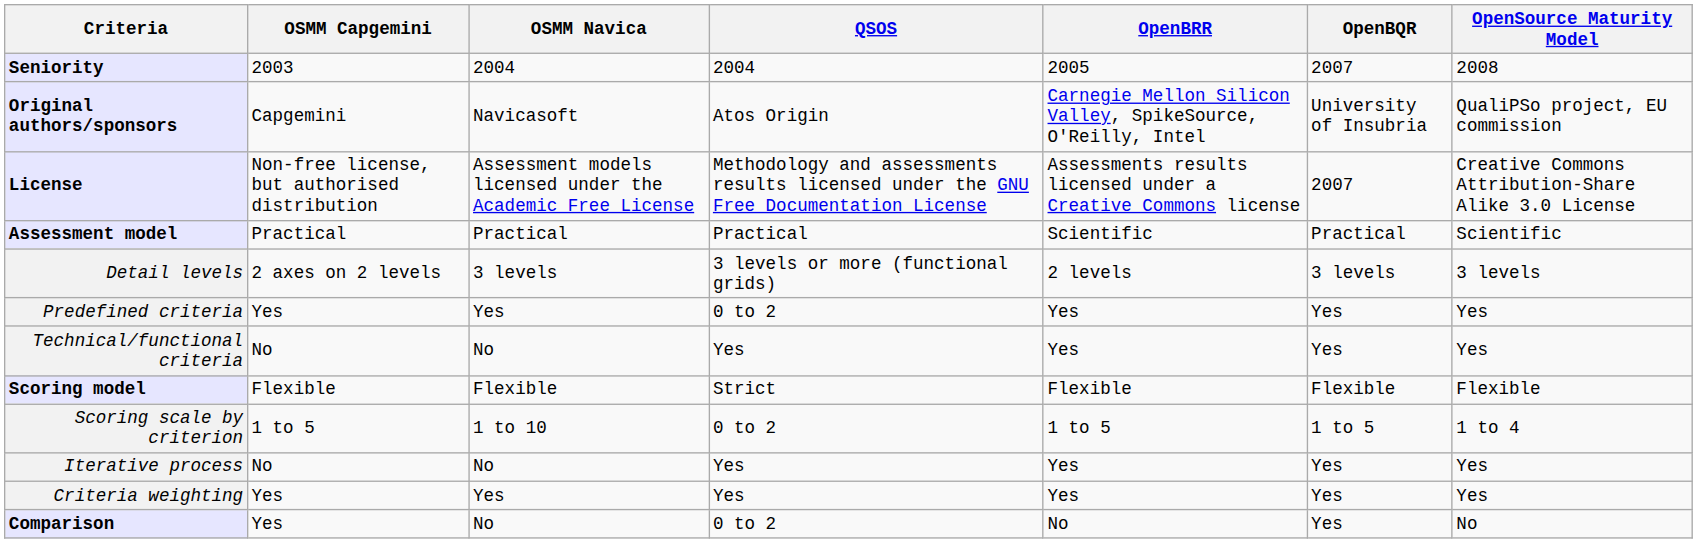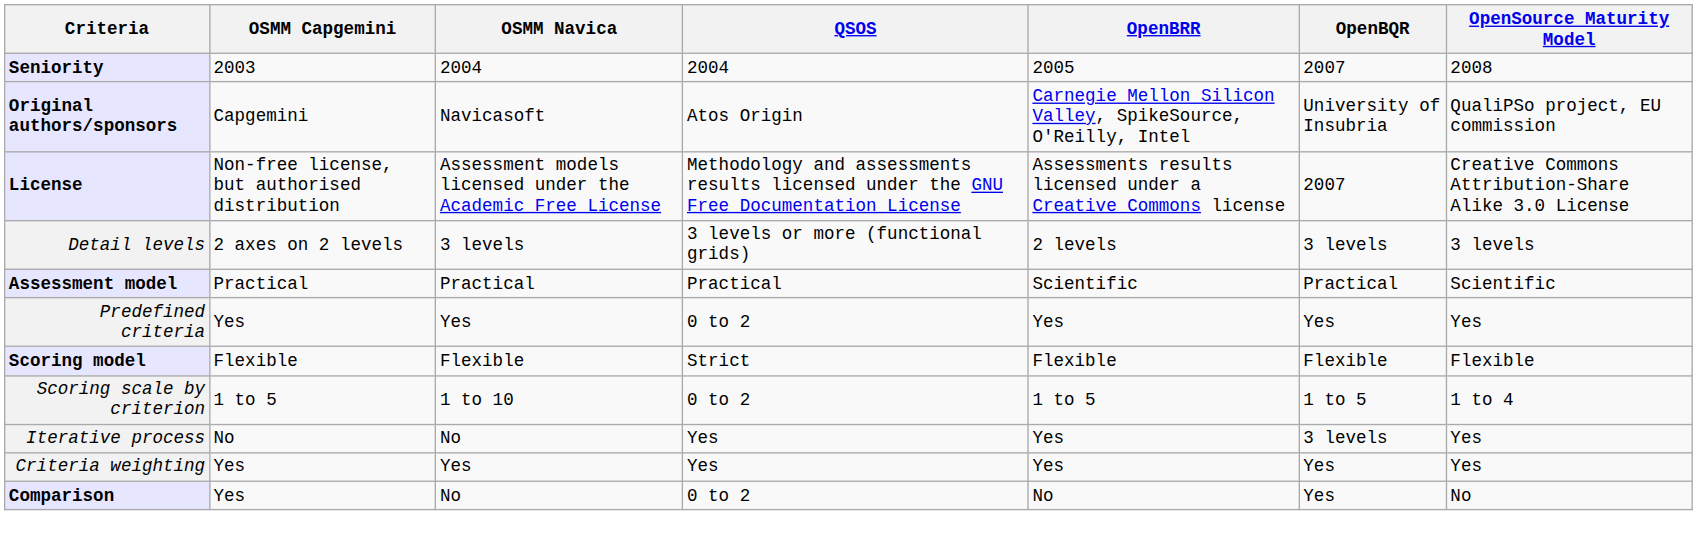rows swapped: (93, 235) <-> (175, 273)
- row: (138, 351)
(1327, 467) Yes -> (1345, 438) 3 levels
